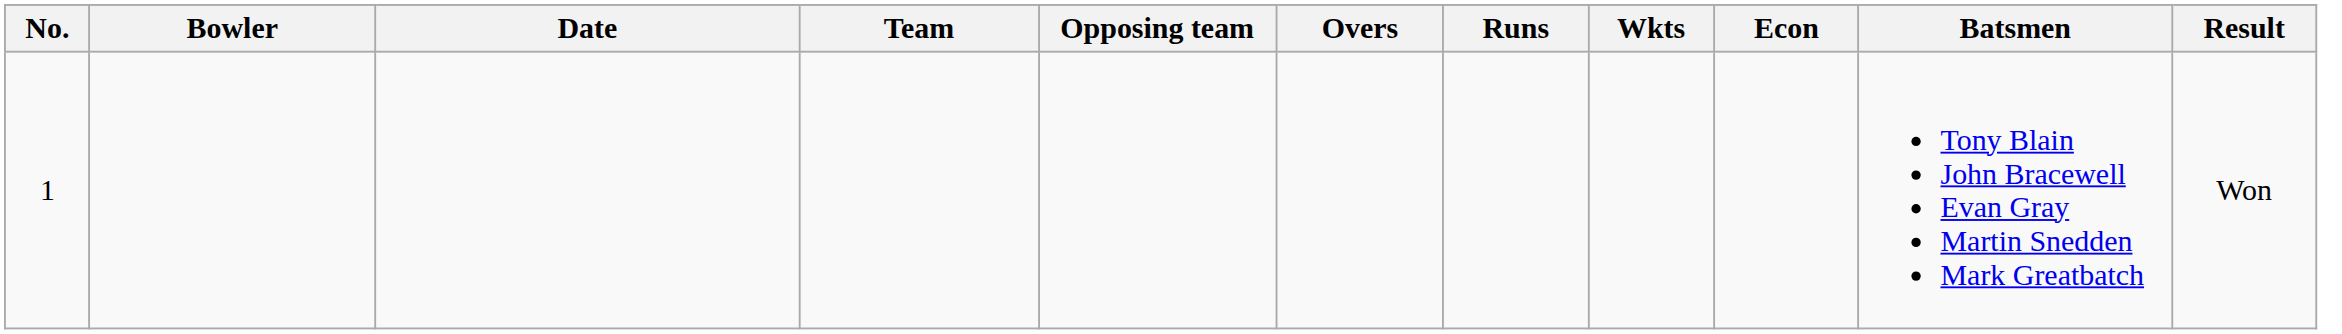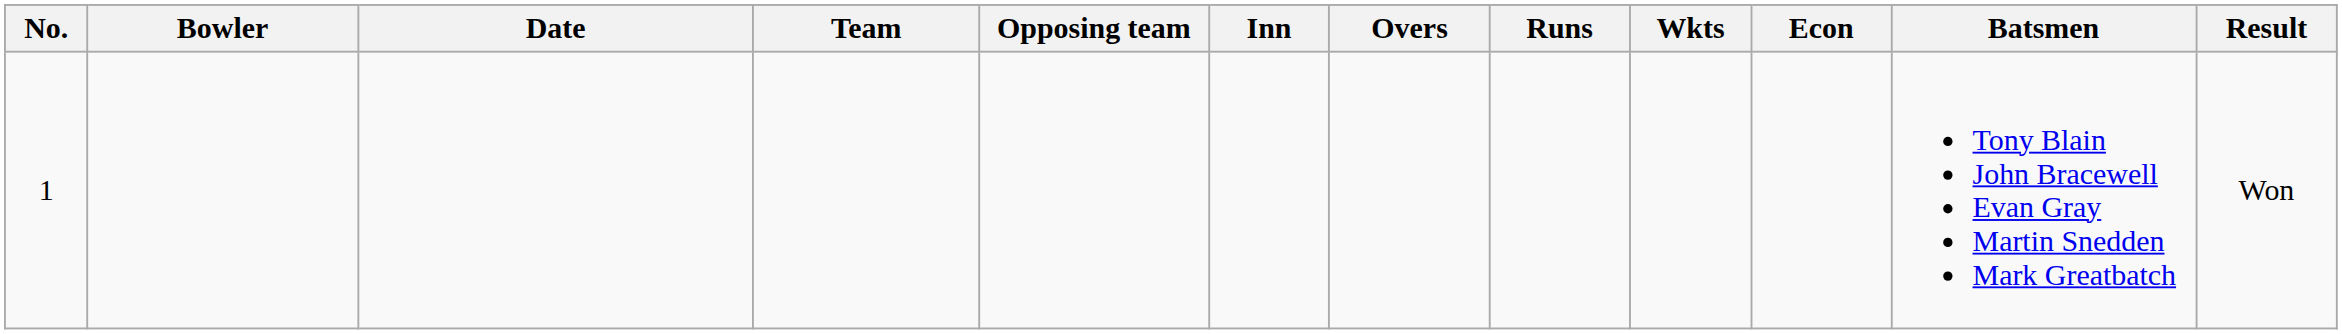+ column: (1269, 28)
